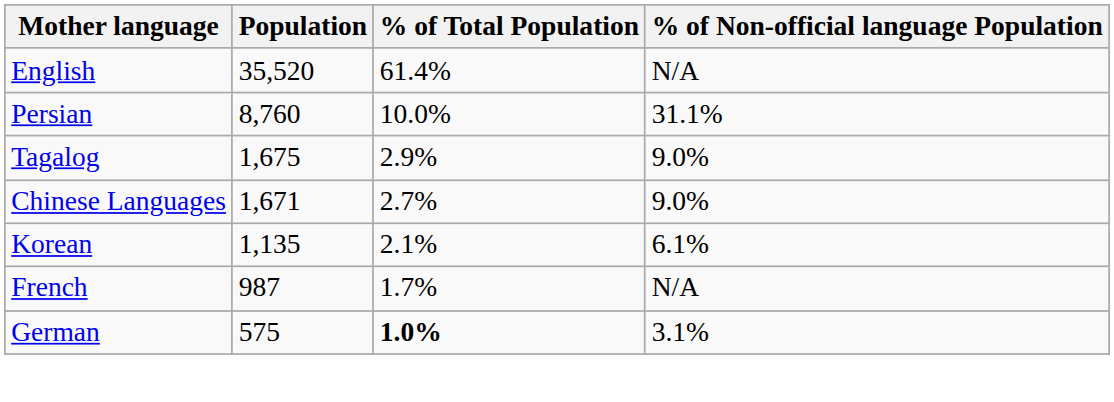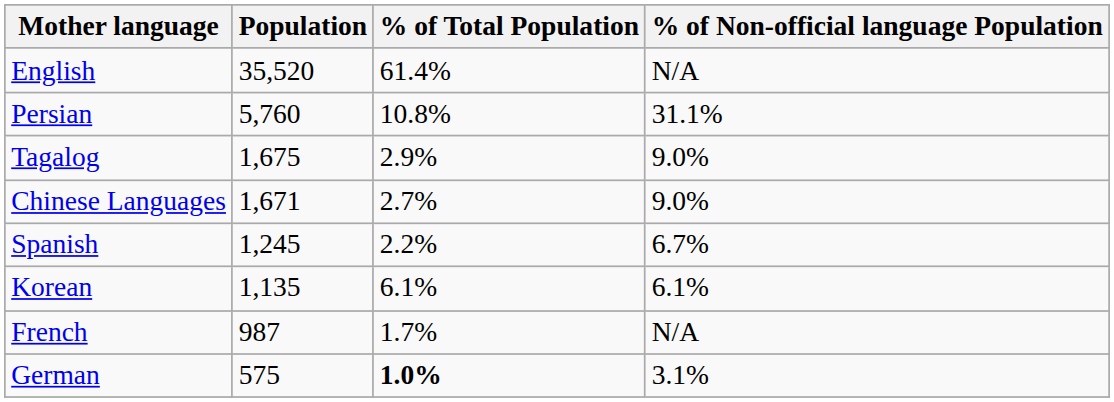(270, 113) 8,760 -> (270, 113) 5,760
(415, 113) 10.0% -> (415, 113) 10.8%
+ row: (55, 244)
(408, 244) 2.1% -> (408, 288) 6.1%
